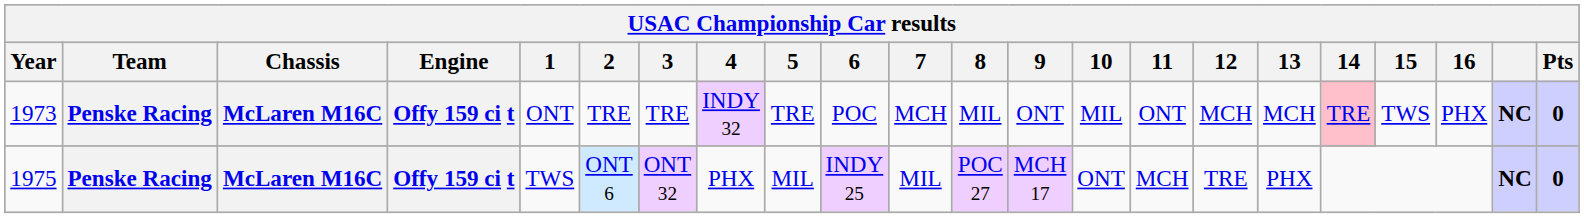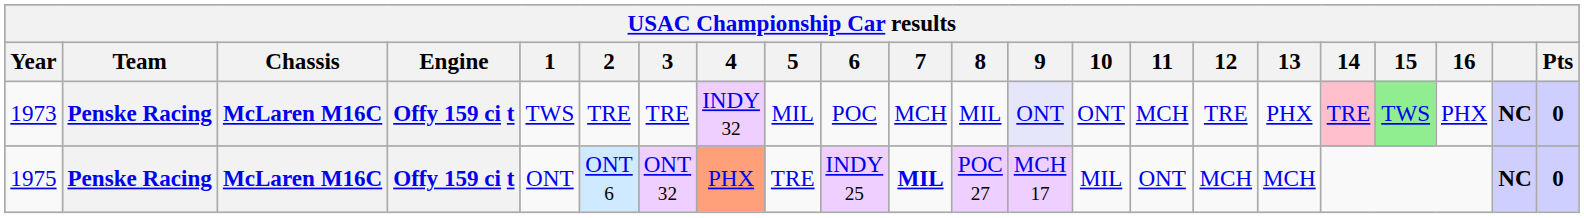(550, 113) ONT -> (550, 113) TWS
(793, 113) TRE -> (793, 113) MIL
(1040, 113) no background -> (1040, 113) lavender background
(1101, 113) MIL -> (1101, 113) ONT
(1162, 113) ONT -> (1162, 113) MCH
(1226, 113) MCH -> (1226, 113) TRE
(1289, 113) MCH -> (1289, 113) PHX
(1406, 113) no background -> (1406, 113) lightgreen background
(550, 178) TWS -> (550, 178) ONT
(731, 178) no background -> (731, 178) lightsalmon background
(793, 178) MIL -> (793, 178) TRE
(921, 178) normal -> (921, 178) bold
(1101, 178) ONT -> (1101, 178) MIL
(1162, 178) MCH -> (1162, 178) ONT
(1226, 178) TRE -> (1226, 178) MCH
(1289, 178) PHX -> (1289, 178) MCH
